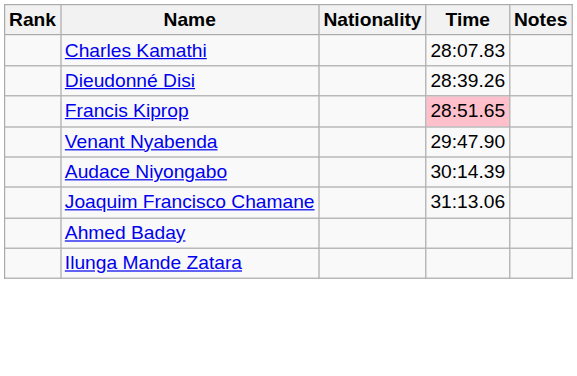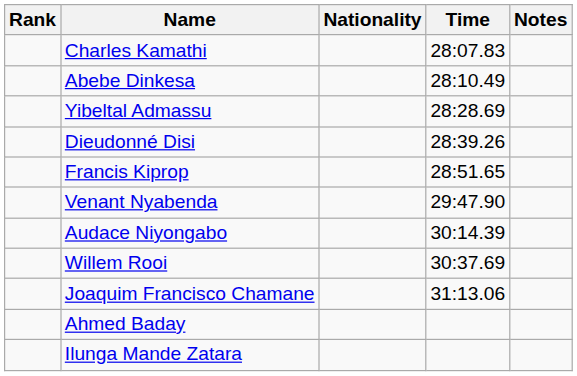+ row: (130, 80)
+ row: (138, 111)
(468, 111) pink background -> (468, 171) no background
+ row: (116, 263)
